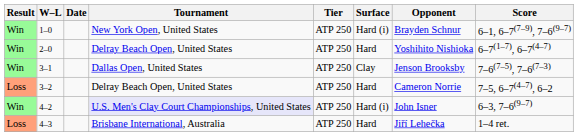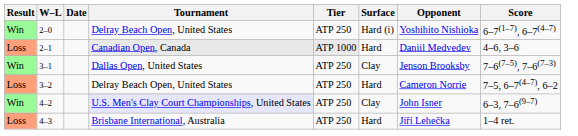- row: (46, 30)
(366, 49) Hard -> (377, 30) Hard (i)
+ row: (46, 48)
(372, 106) Hard (i) -> (371, 103) Clay
